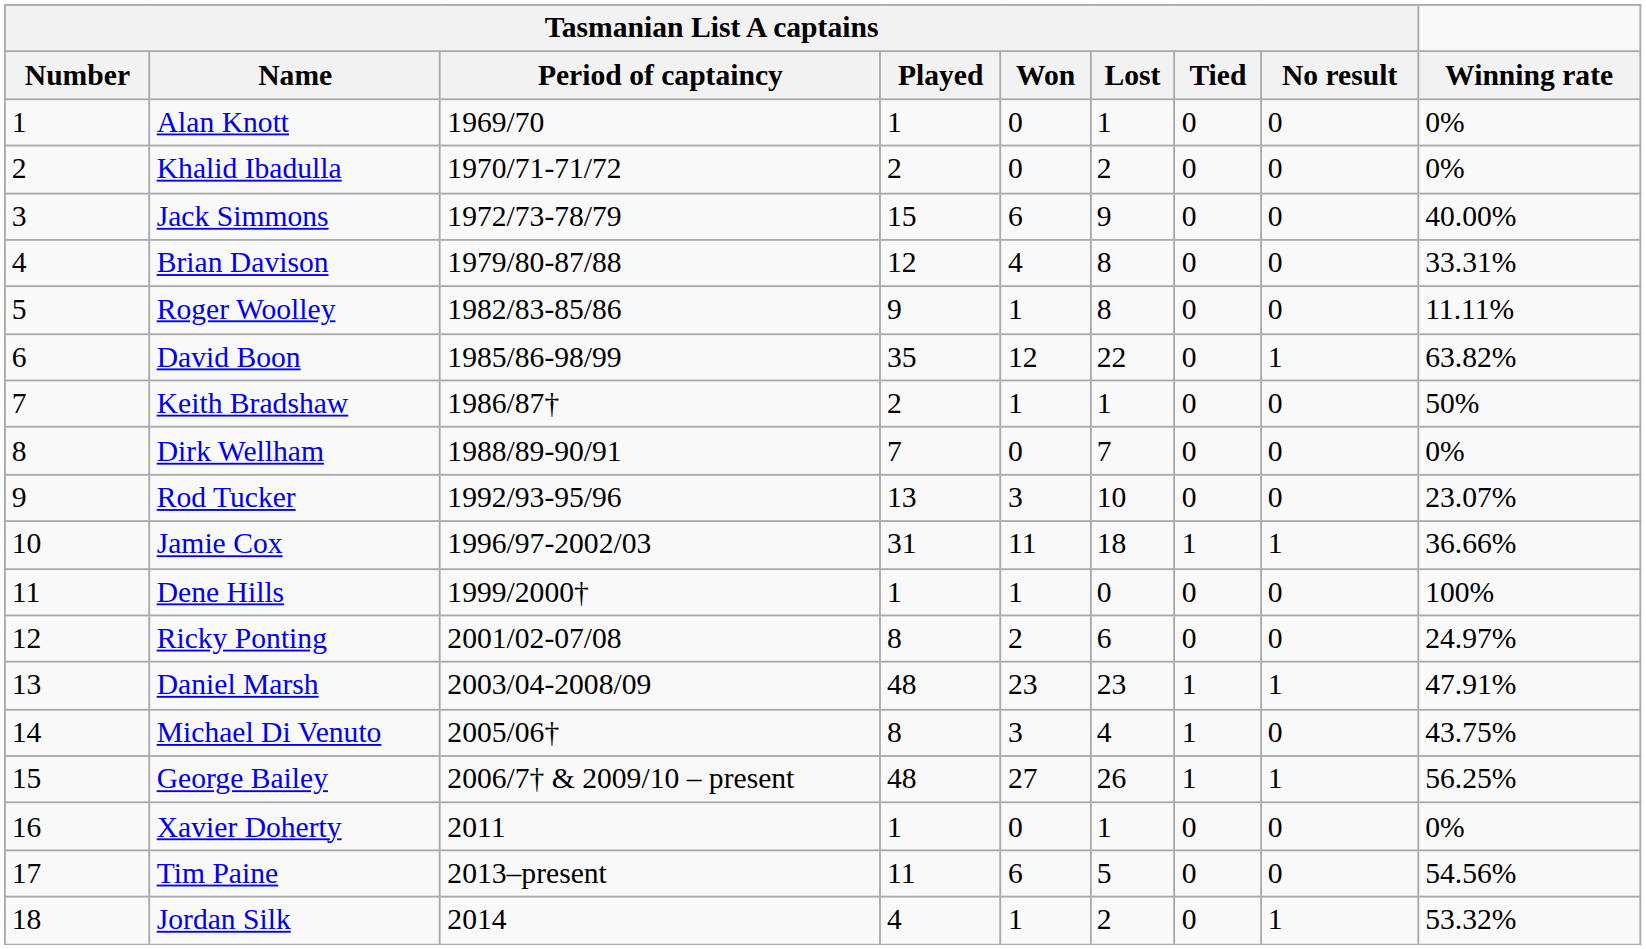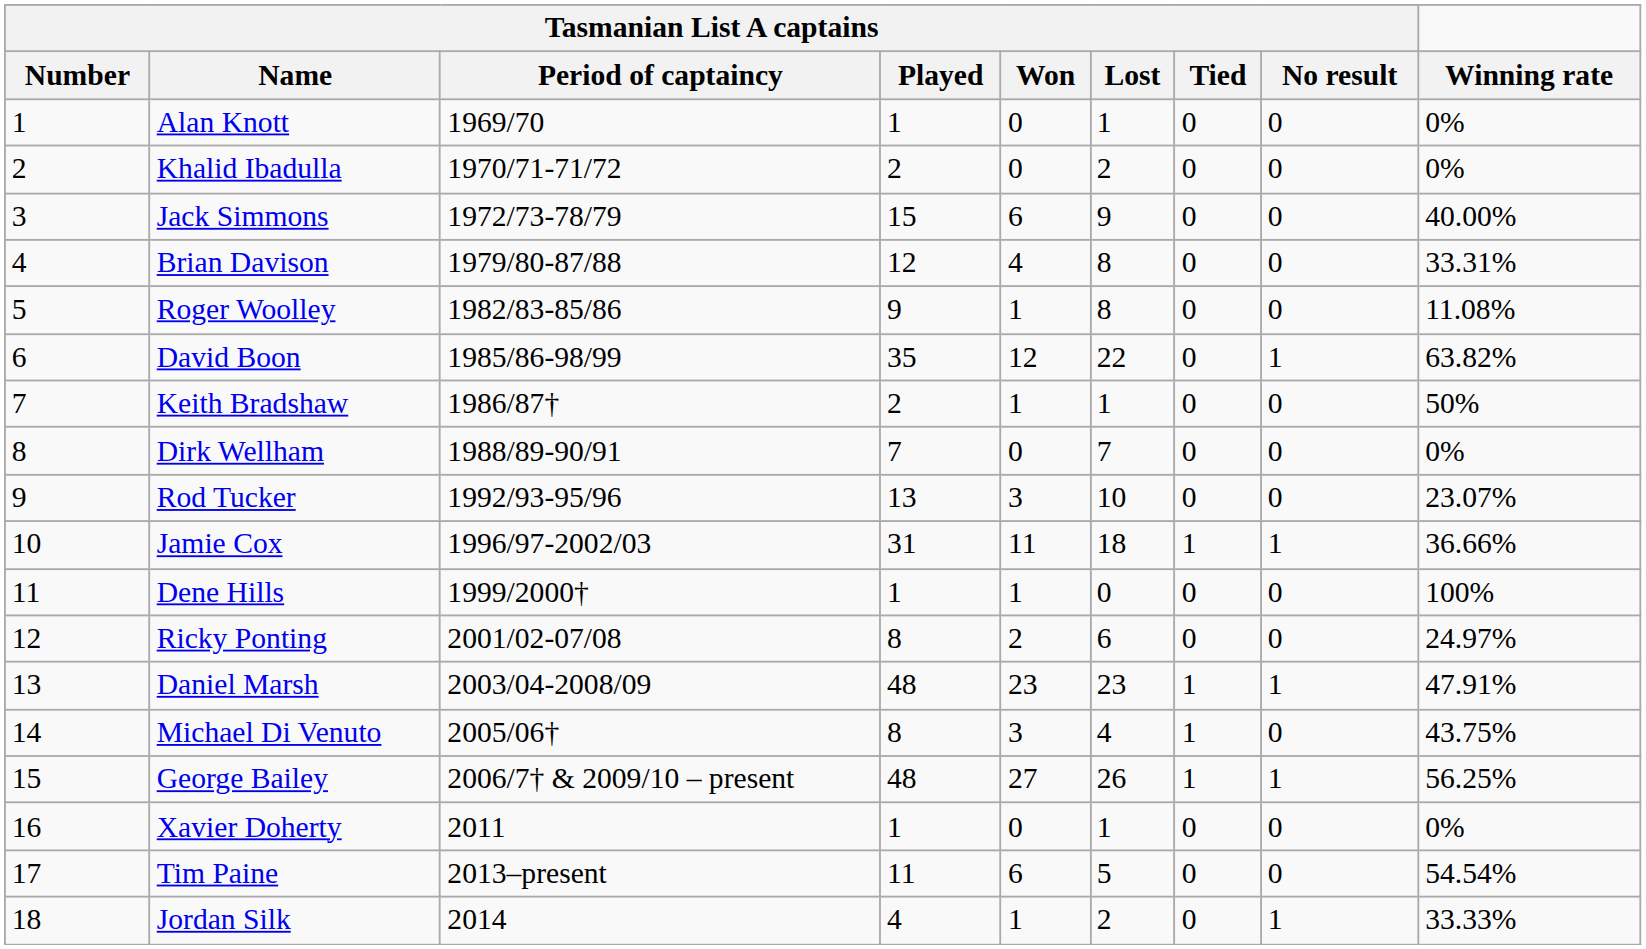(1470, 309) 11.11% -> (1470, 309) 11.08%
(1471, 872) 54.56% -> (1471, 872) 54.54%
(1471, 919) 53.32% -> (1471, 919) 33.33%
